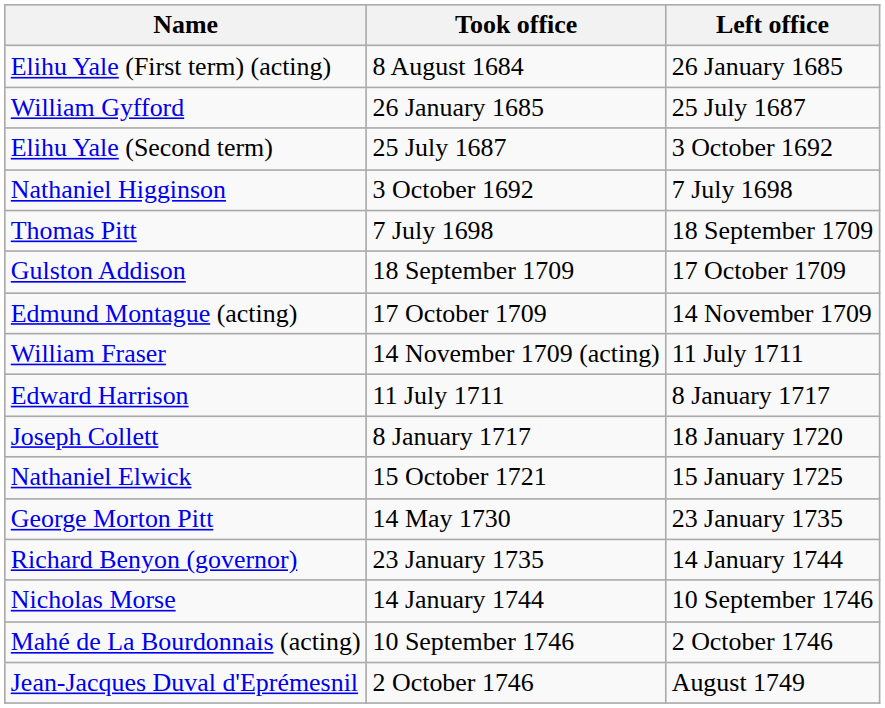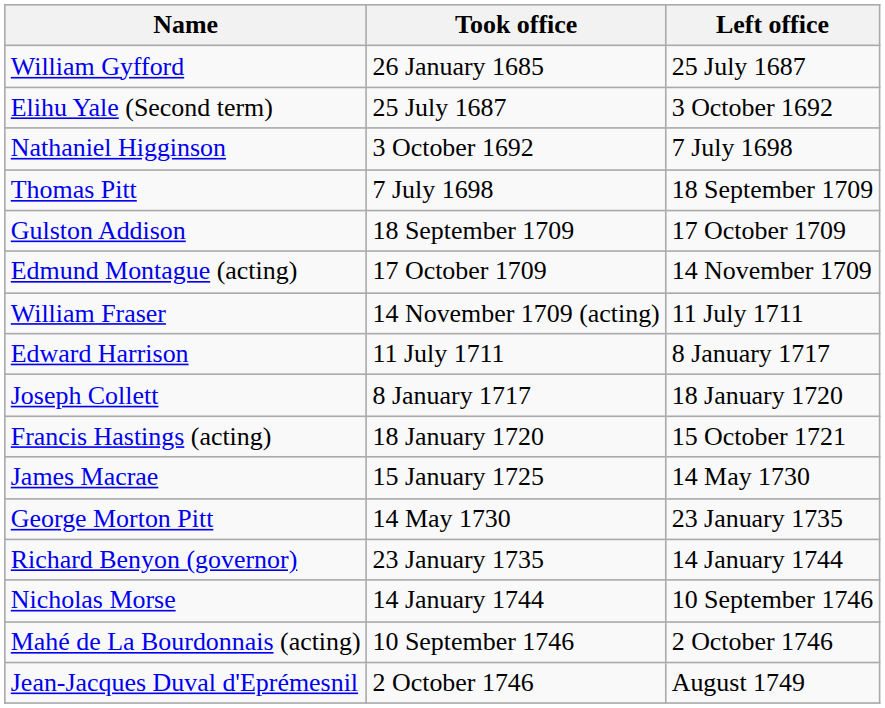- row: (171, 66)
+ row: (141, 436)
- row: (101, 477)
+ row: (85, 477)
